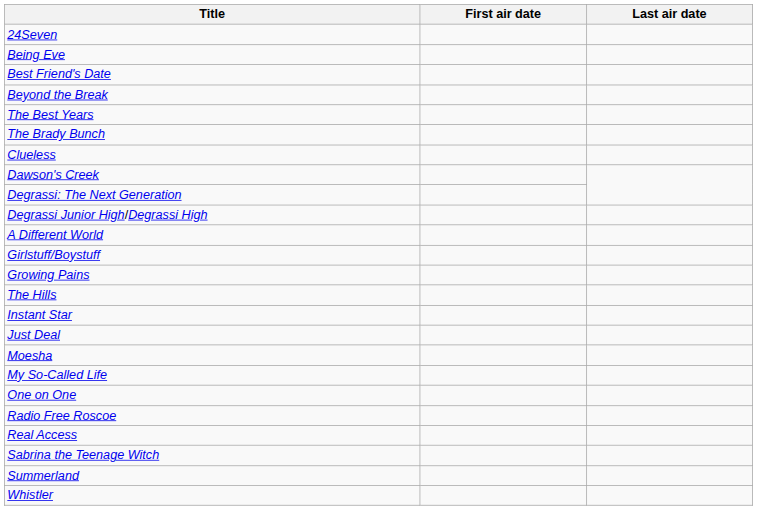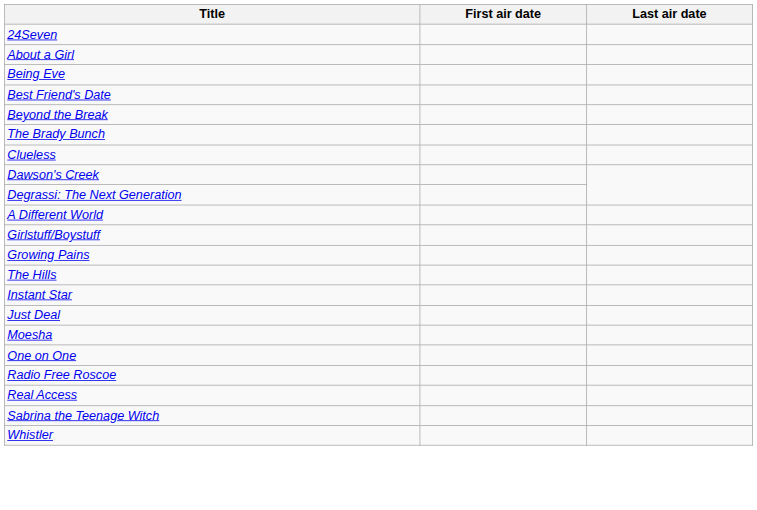+ row: (41, 54)
- row: (50, 114)
- row: (107, 214)
- row: (57, 375)
- row: (43, 475)
